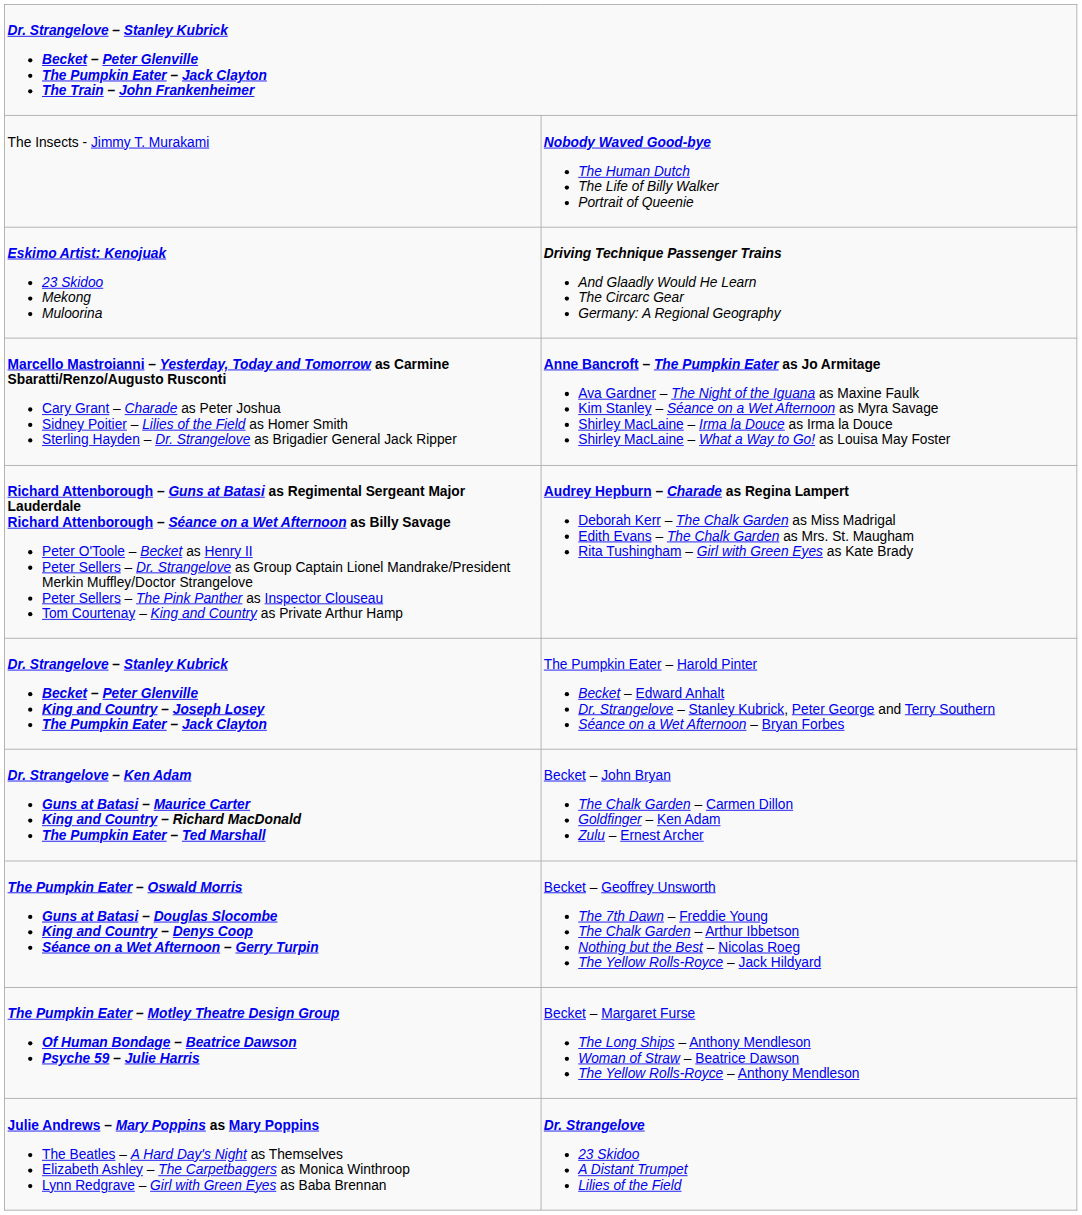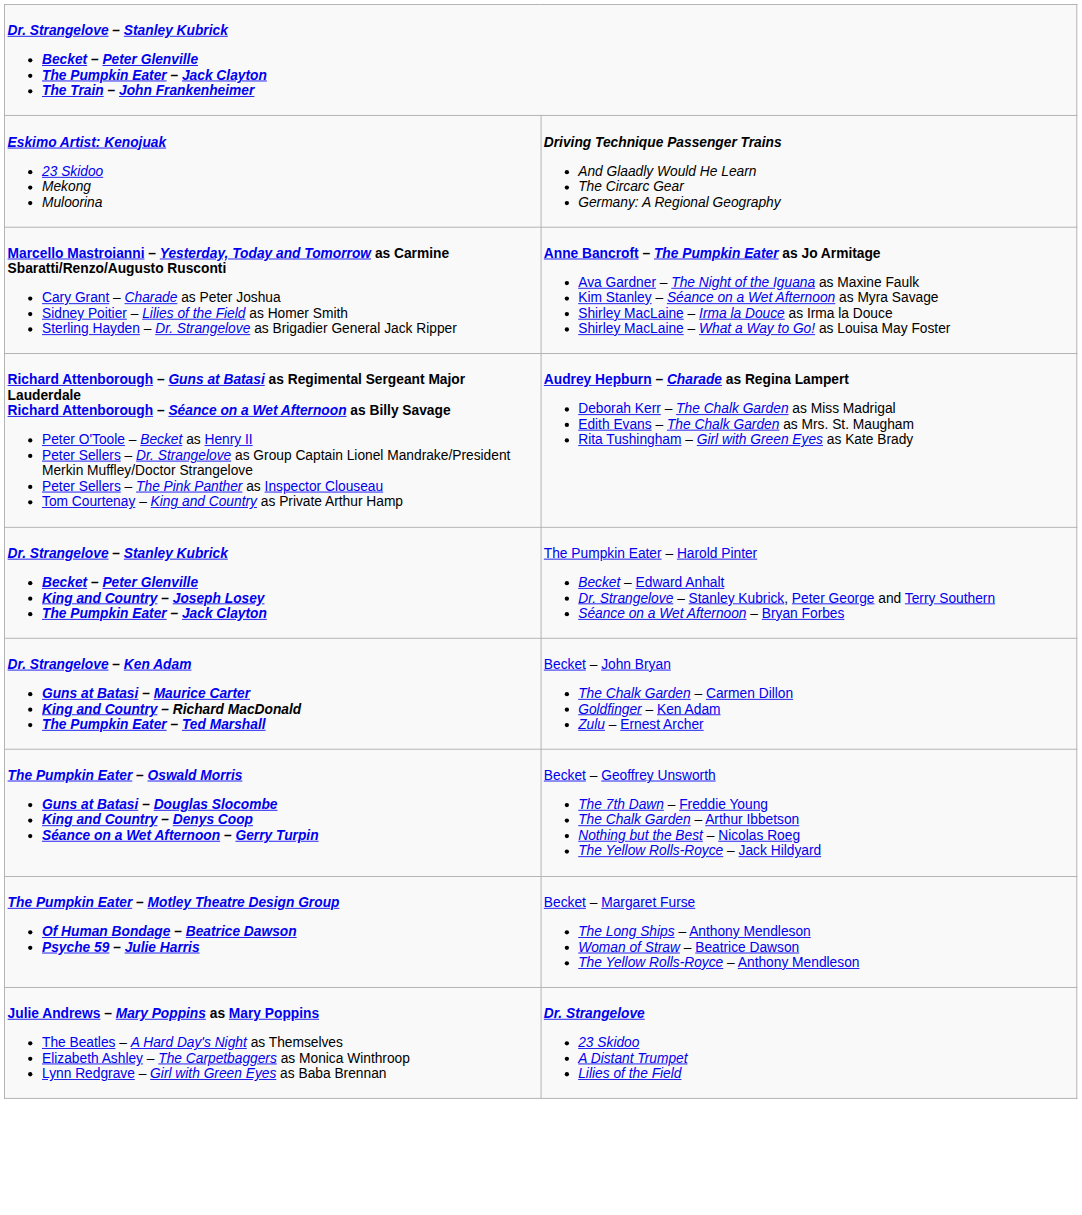- row: (108, 142)
